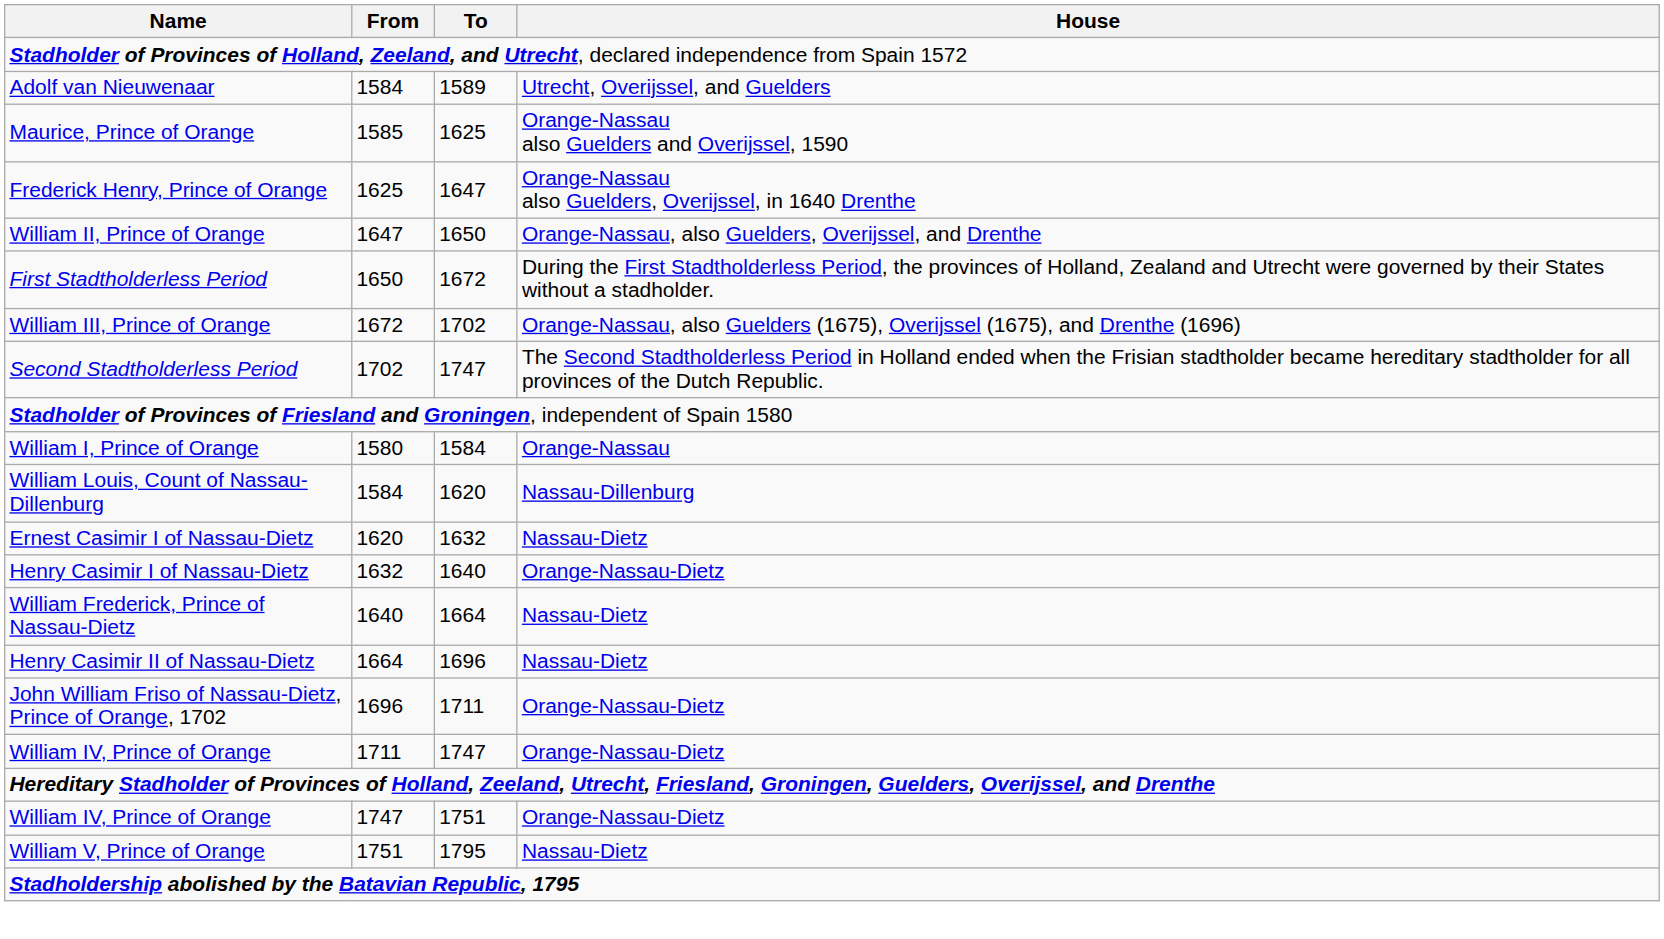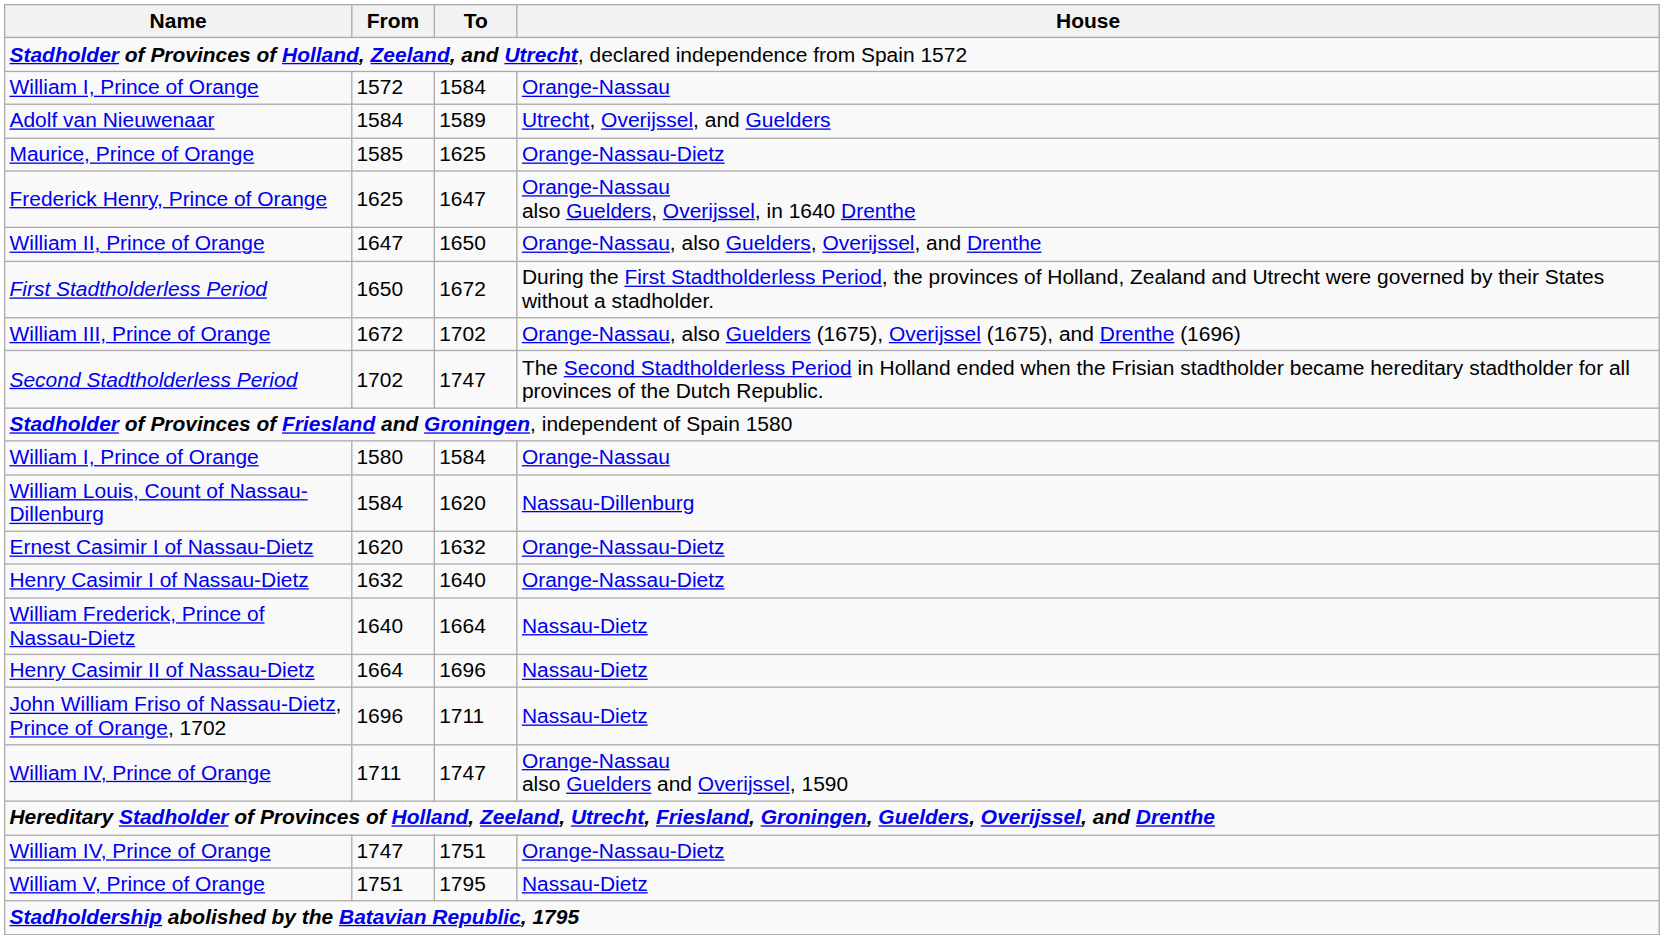+ row: (134, 87)
(685, 132) Orange-Nassau also Guelders and Overijssel, 1590 -> (623, 154) Orange-Nassau-Dietz
(585, 537) Nassau-Dietz -> (623, 547) Orange-Nassau-Dietz
(623, 706) Orange-Nassau-Dietz -> (585, 715) Nassau-Dietz
(623, 751) Orange-Nassau-Dietz -> (685, 772) Orange-Nassau also Guelders and Overijssel, 1590
